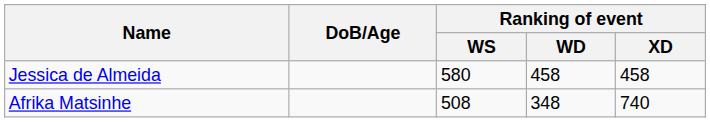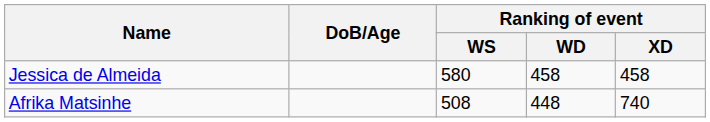(545, 103) 348 -> (545, 103) 448
